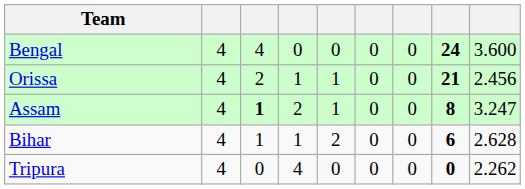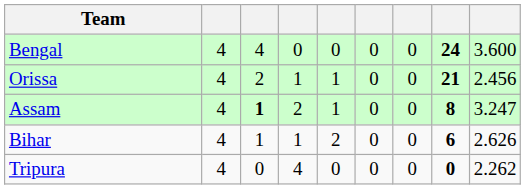(495, 139) 2.628 -> (495, 139) 2.626
